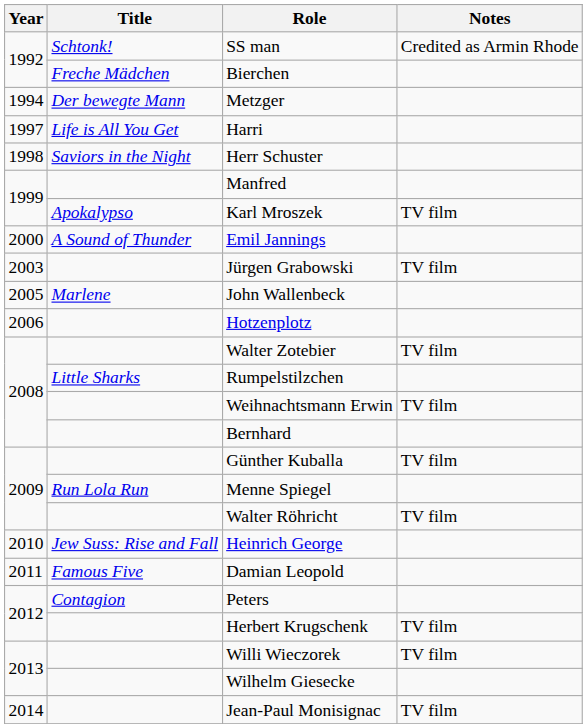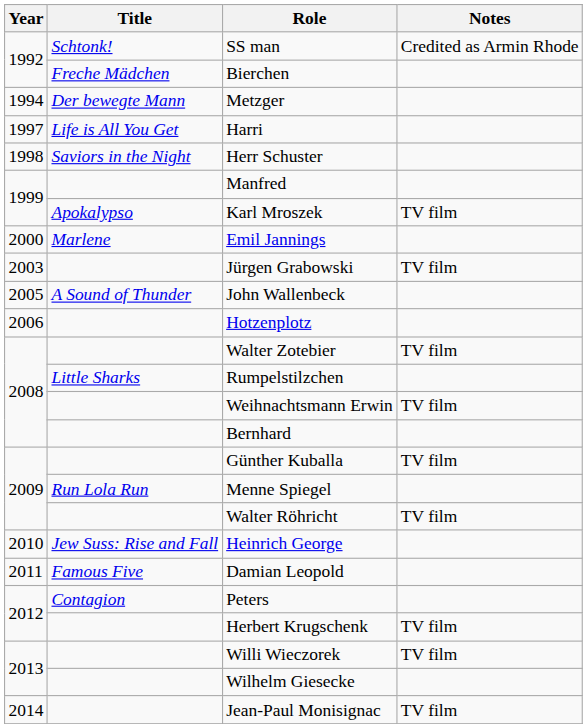(121, 239) A Sound of Thunder -> (81, 239) Marlene
(81, 294) Marlene -> (121, 294) A Sound of Thunder
